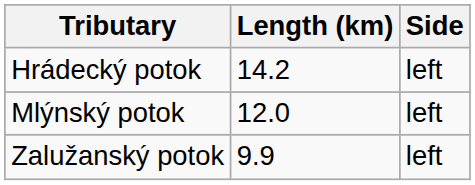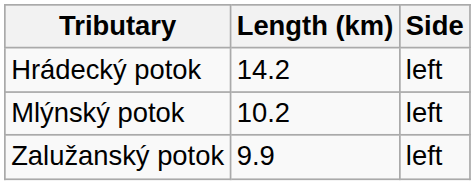(263, 112) 12.0 -> (263, 112) 10.2
